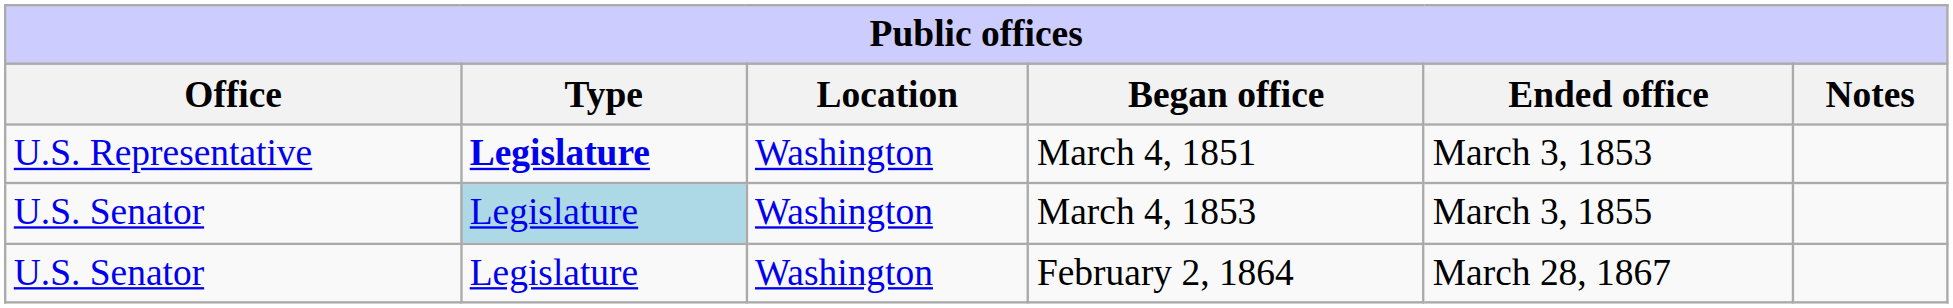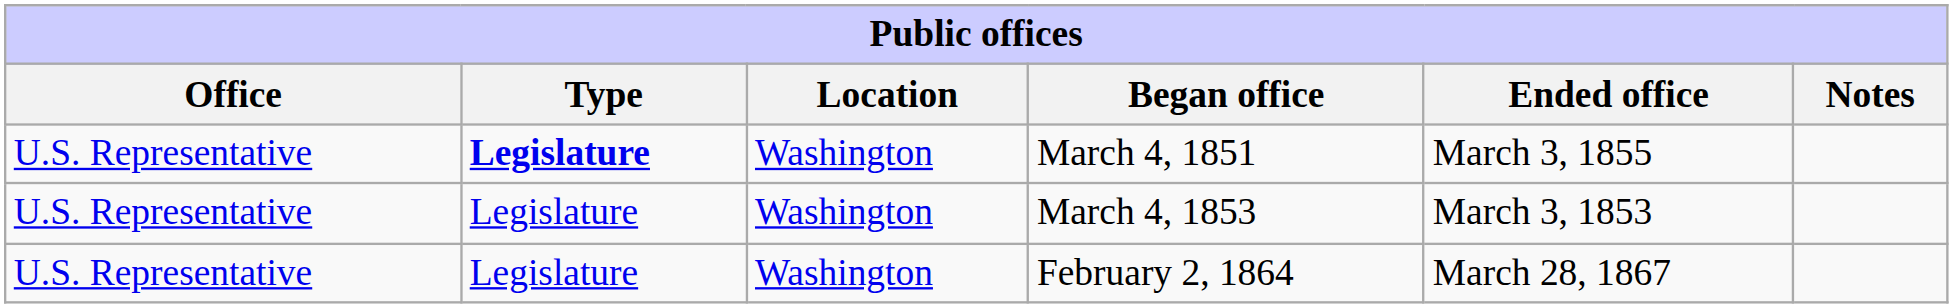(1543, 152) March 3, 1853 -> (1543, 152) March 3, 1855
(109, 212) U.S. Senator -> (163, 212) U.S. Representative
(554, 212) lightblue background -> (554, 212) no background
(1543, 212) March 3, 1855 -> (1543, 212) March 3, 1853
(109, 271) U.S. Senator -> (163, 271) U.S. Representative
